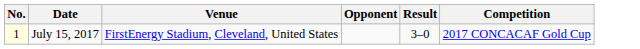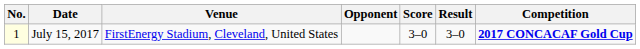+ column: (418, 14)
(517, 34) normal -> (555, 34) bold
